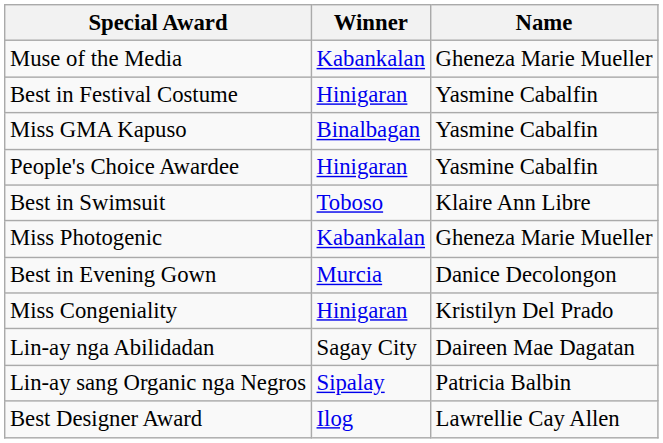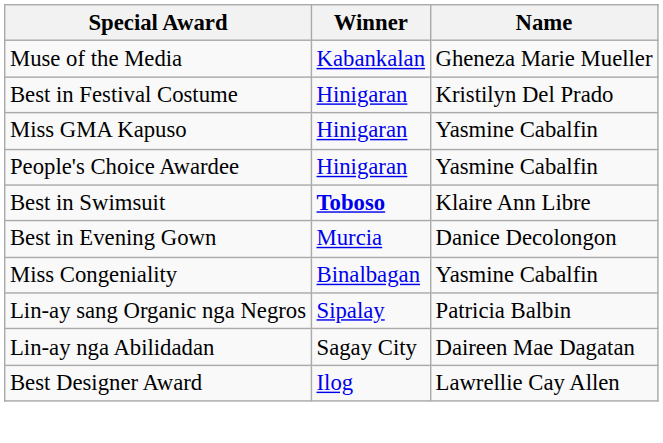(517, 94) Yasmine Cabalfin -> (524, 94) Kristilyn Del Prado
(368, 130) Binalbagan -> (362, 130) Hinigaran
(350, 202) normal -> (351, 202) bold
- row: (86, 238)
(362, 310) Hinigaran -> (368, 274) Binalbagan
(524, 310) Kristilyn Del Prado -> (517, 274) Yasmine Cabalfin
rows swapped: (112, 346) <-> (158, 382)
